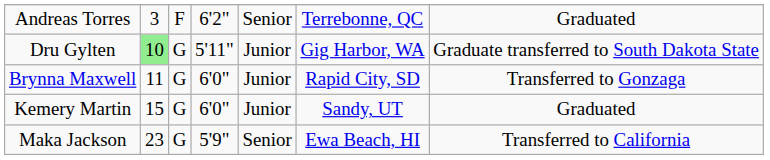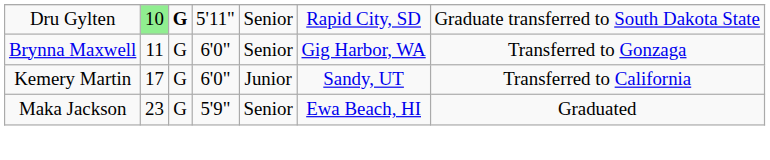- row: (73, 19)
(179, 49) normal -> (180, 19) bold
(267, 49) Junior -> (268, 19) Senior
(363, 49) Gig Harbor, WA -> (364, 19) Rapid City, SD
(267, 79) Junior -> (268, 49) Senior
(363, 79) Rapid City, SD -> (364, 49) Gig Harbor, WA
(155, 109) 15 -> (155, 79) 17
(596, 109) Graduated -> (597, 79) Transferred to California
(596, 139) Transferred to California -> (597, 109) Graduated
